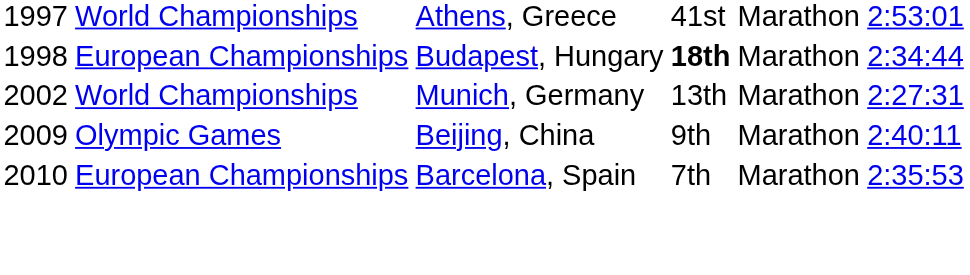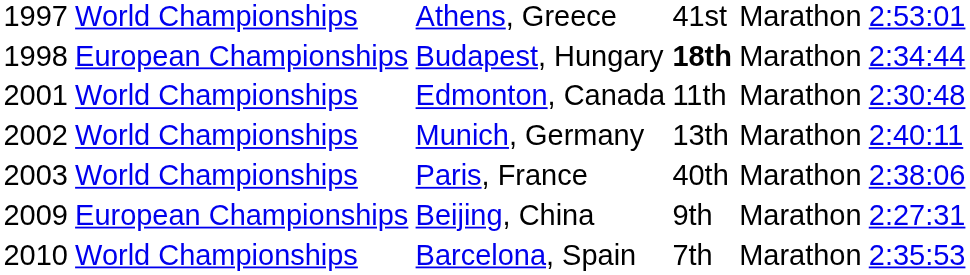+ row: (540, 95)
(915, 95) 2:27:31 -> (916, 135) 2:40:11
+ row: (502, 175)
(178, 135) Olympic Games -> (242, 215) European Championships
(914, 135) 2:40:11 -> (917, 215) 2:27:31
(242, 175) European Championships -> (216, 255) World Championships
